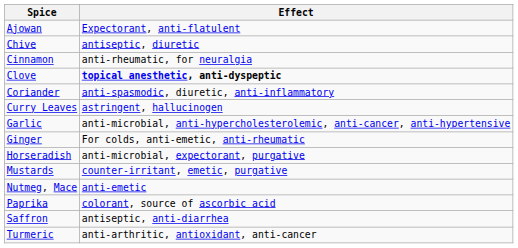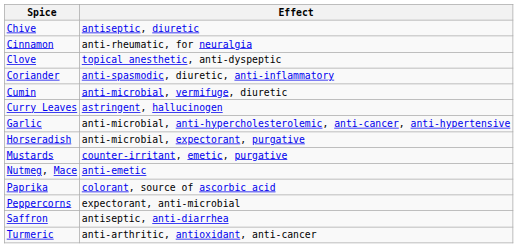- row: (24, 28)
(182, 76) bold -> (182, 60) normal
+ row: (21, 92)
- row: (24, 139)
+ row: (39, 203)
